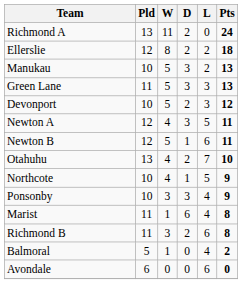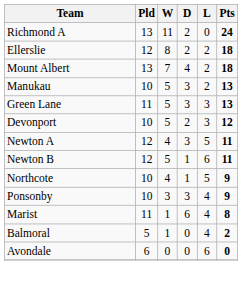+ row: (38, 68)
- row: (27, 159)
- row: (36, 232)
